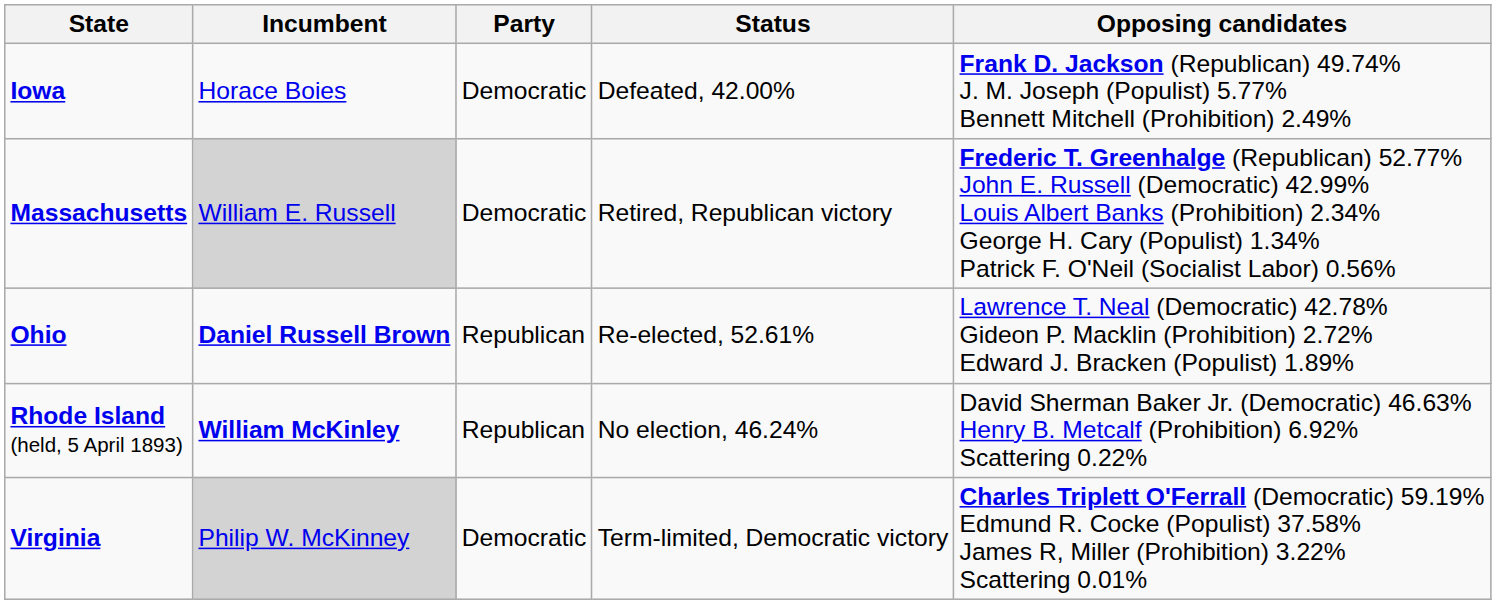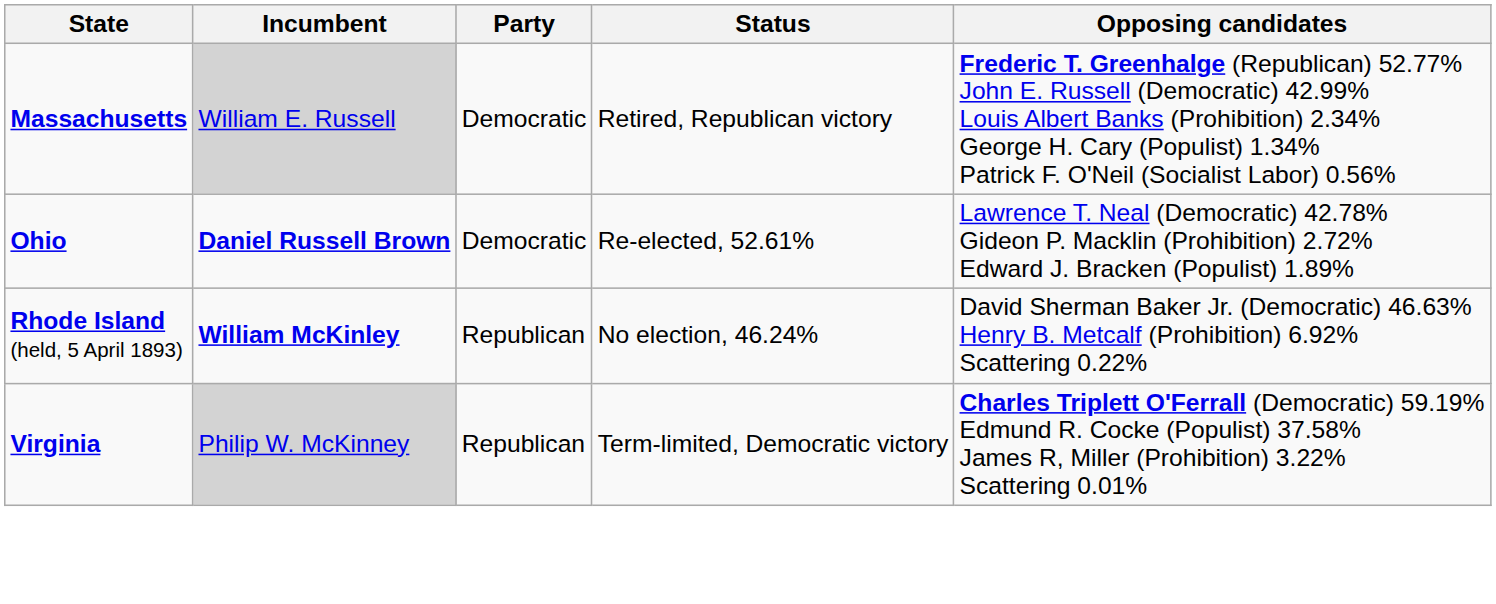- row: (38, 90)
(523, 335) Republican -> (524, 240) Democratic
(524, 538) Democratic -> (523, 443) Republican
